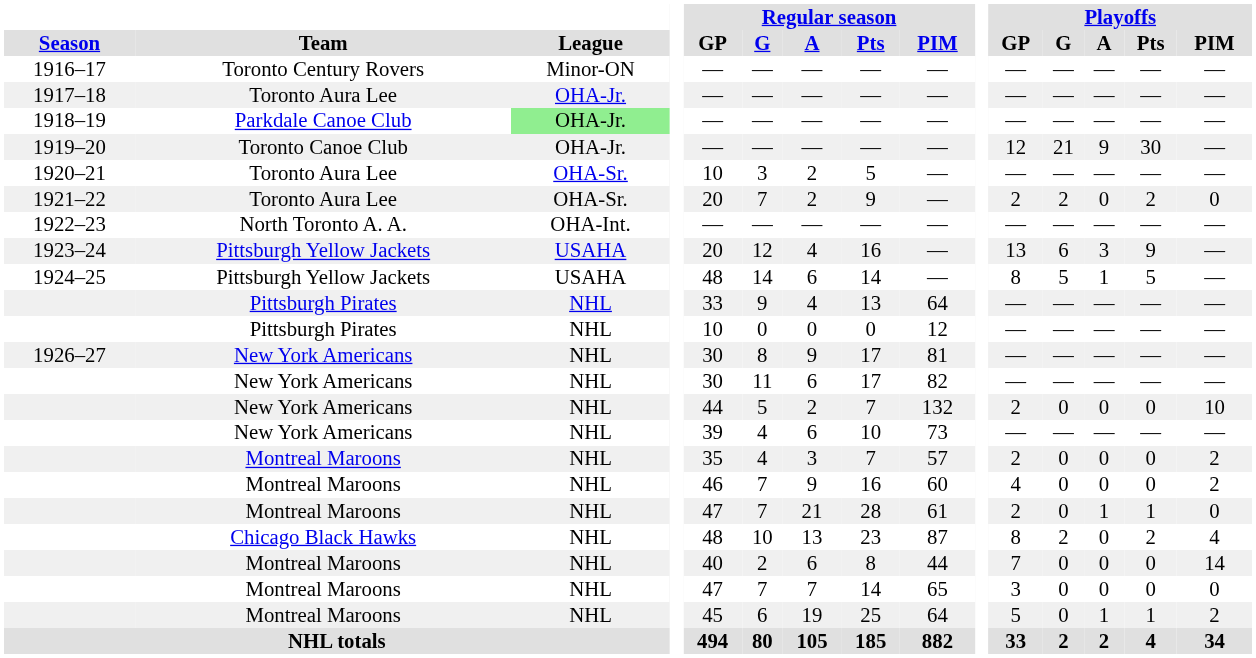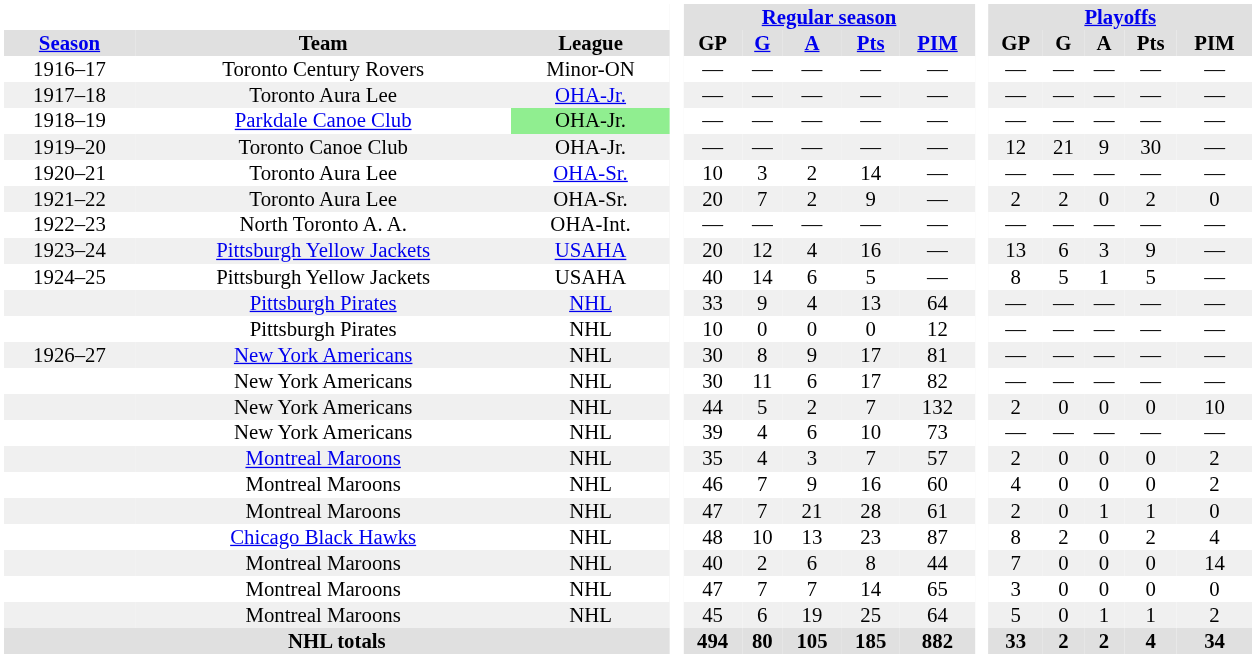(871, 172) 5 -> (871, 172) 14
(713, 276) 48 -> (713, 276) 40
(871, 276) 14 -> (871, 276) 5
